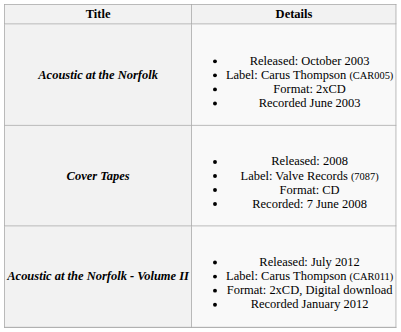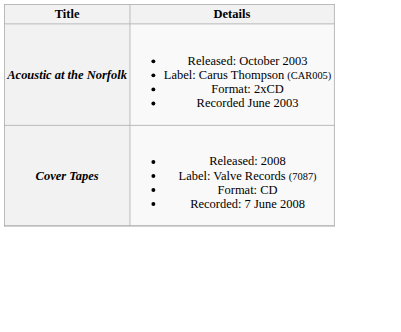- row: (98, 276)
